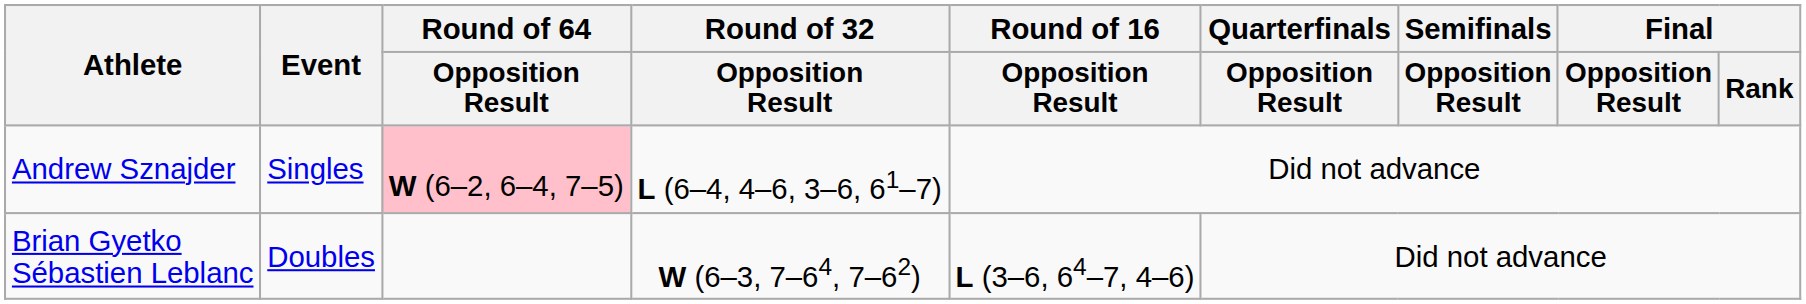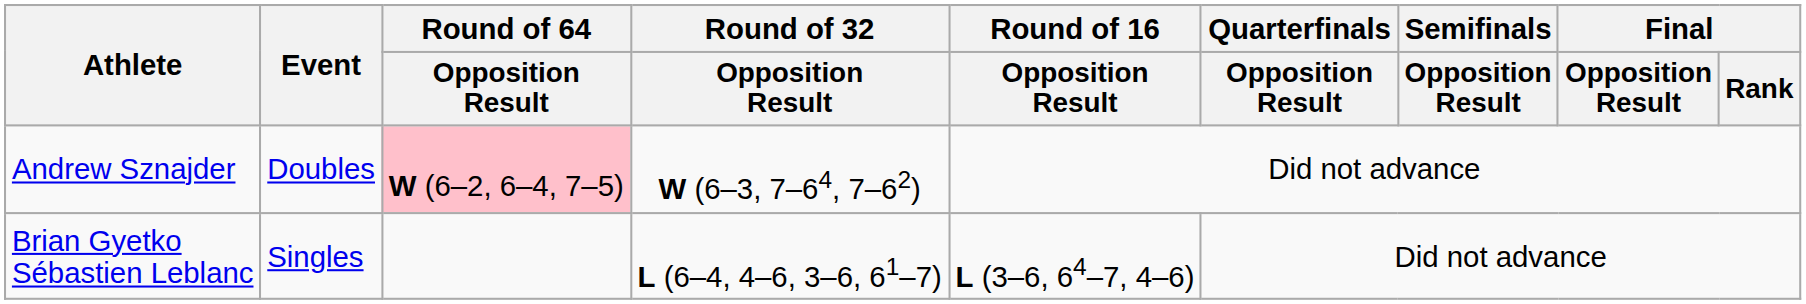(315, 170) Singles -> (321, 170) Doubles
(790, 186) L (6–4, 4–6, 3–6, 61–7) -> (790, 186) W (6–3, 7–64, 7–62)
(321, 256) Doubles -> (315, 256) Singles
(790, 273) W (6–3, 7–64, 7–62) -> (790, 273) L (6–4, 4–6, 3–6, 61–7)
